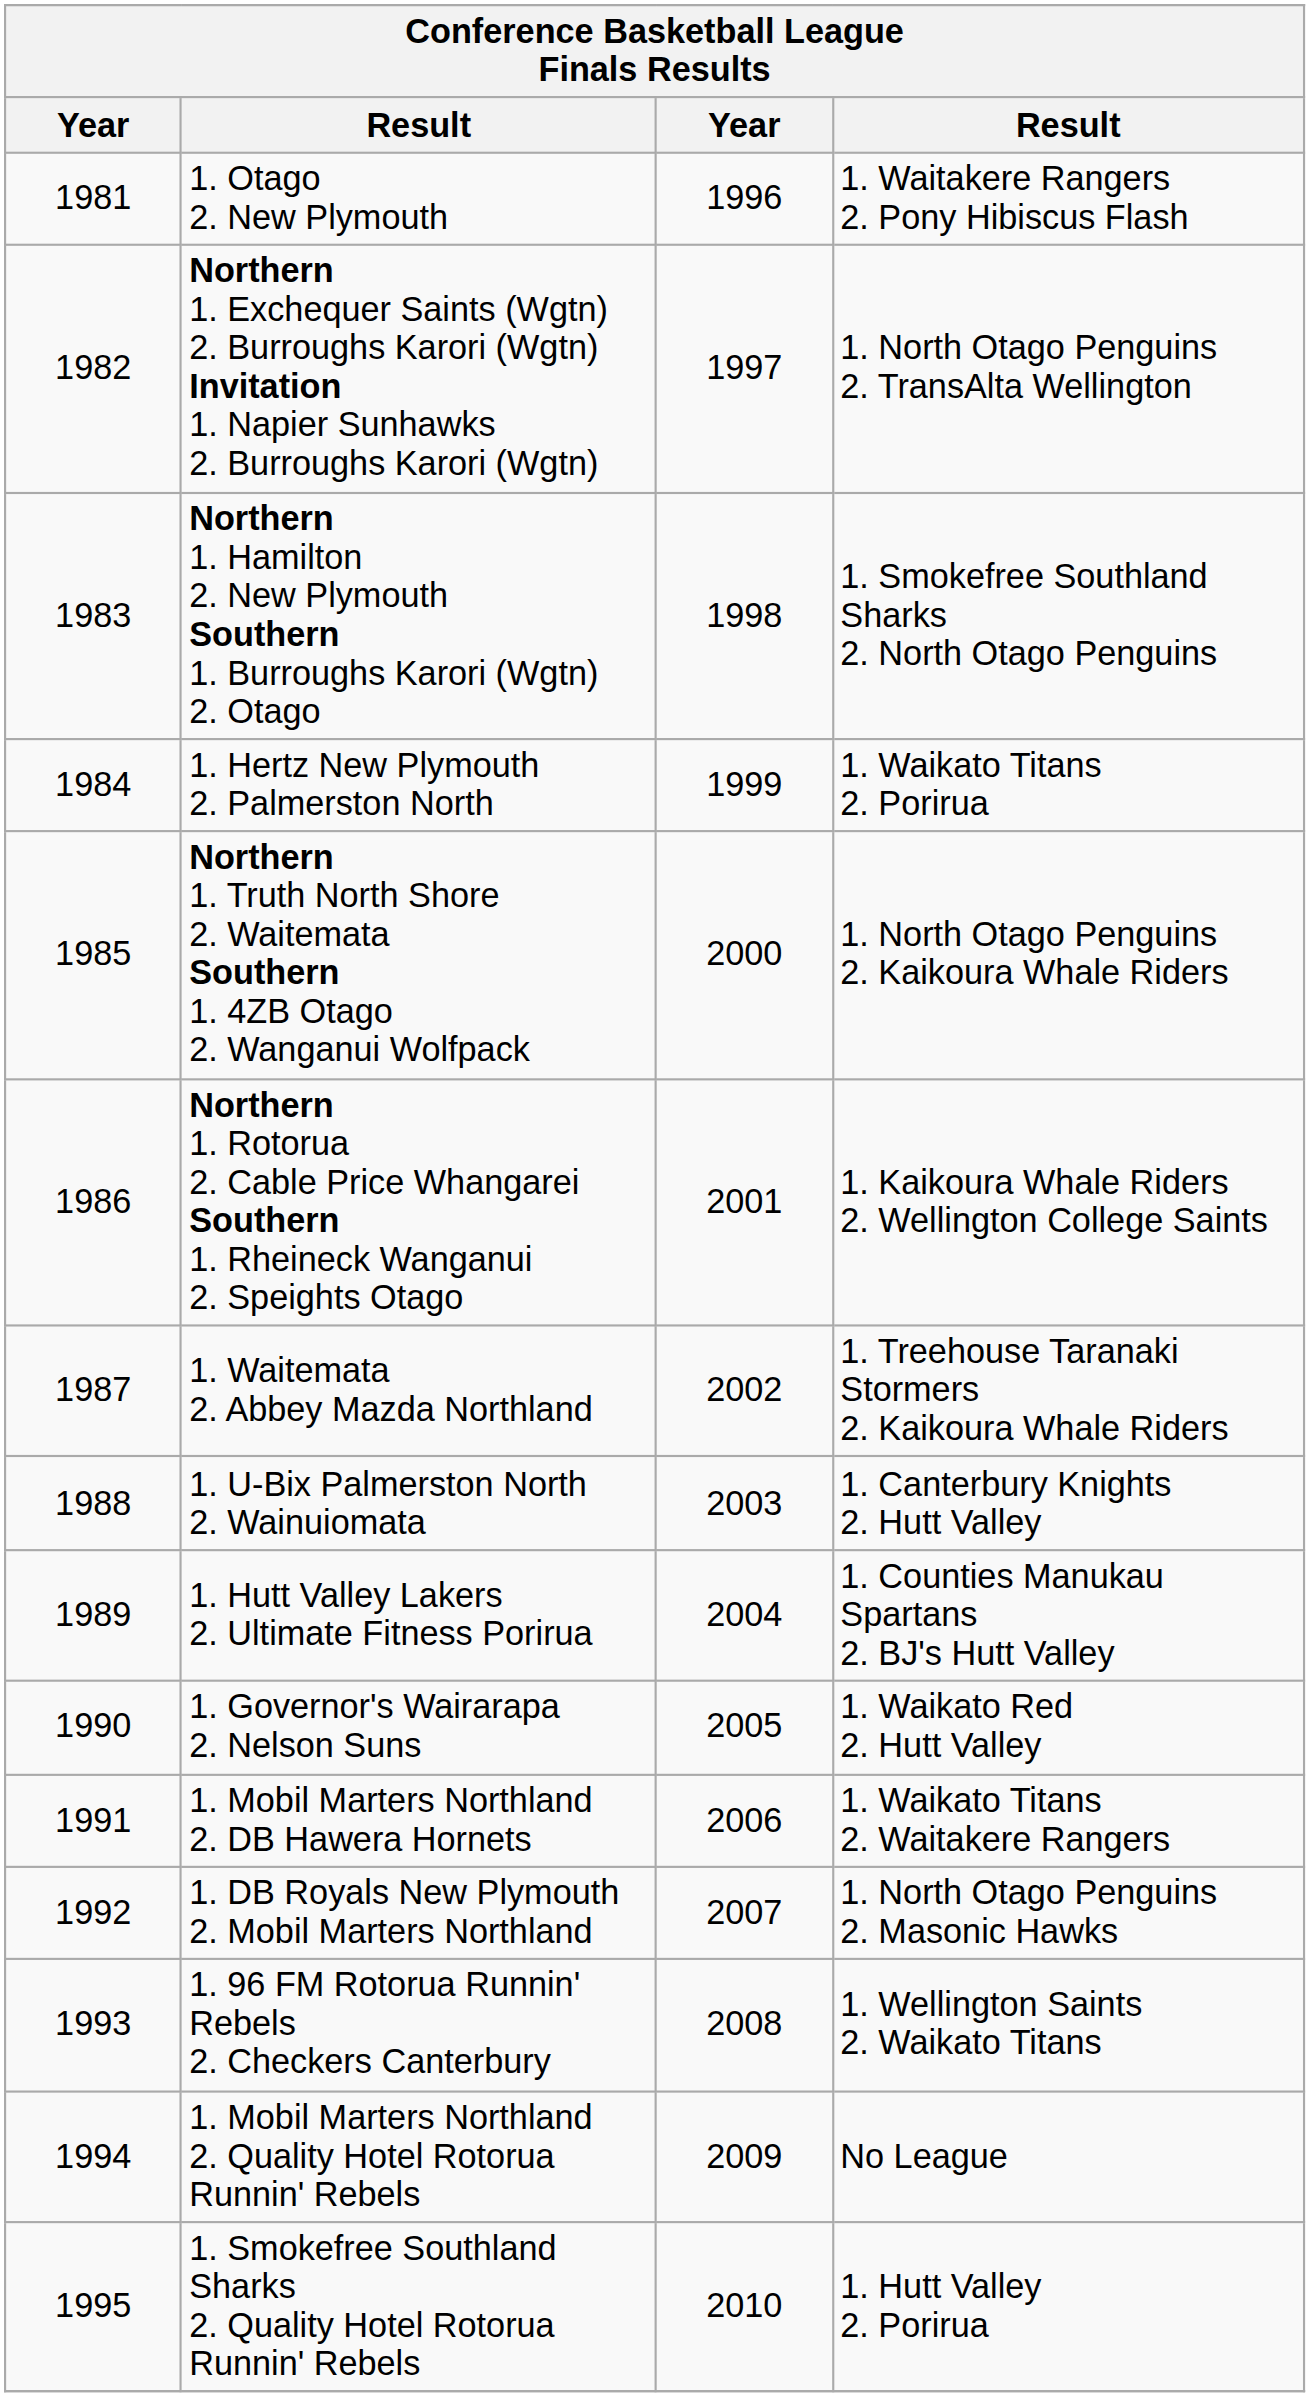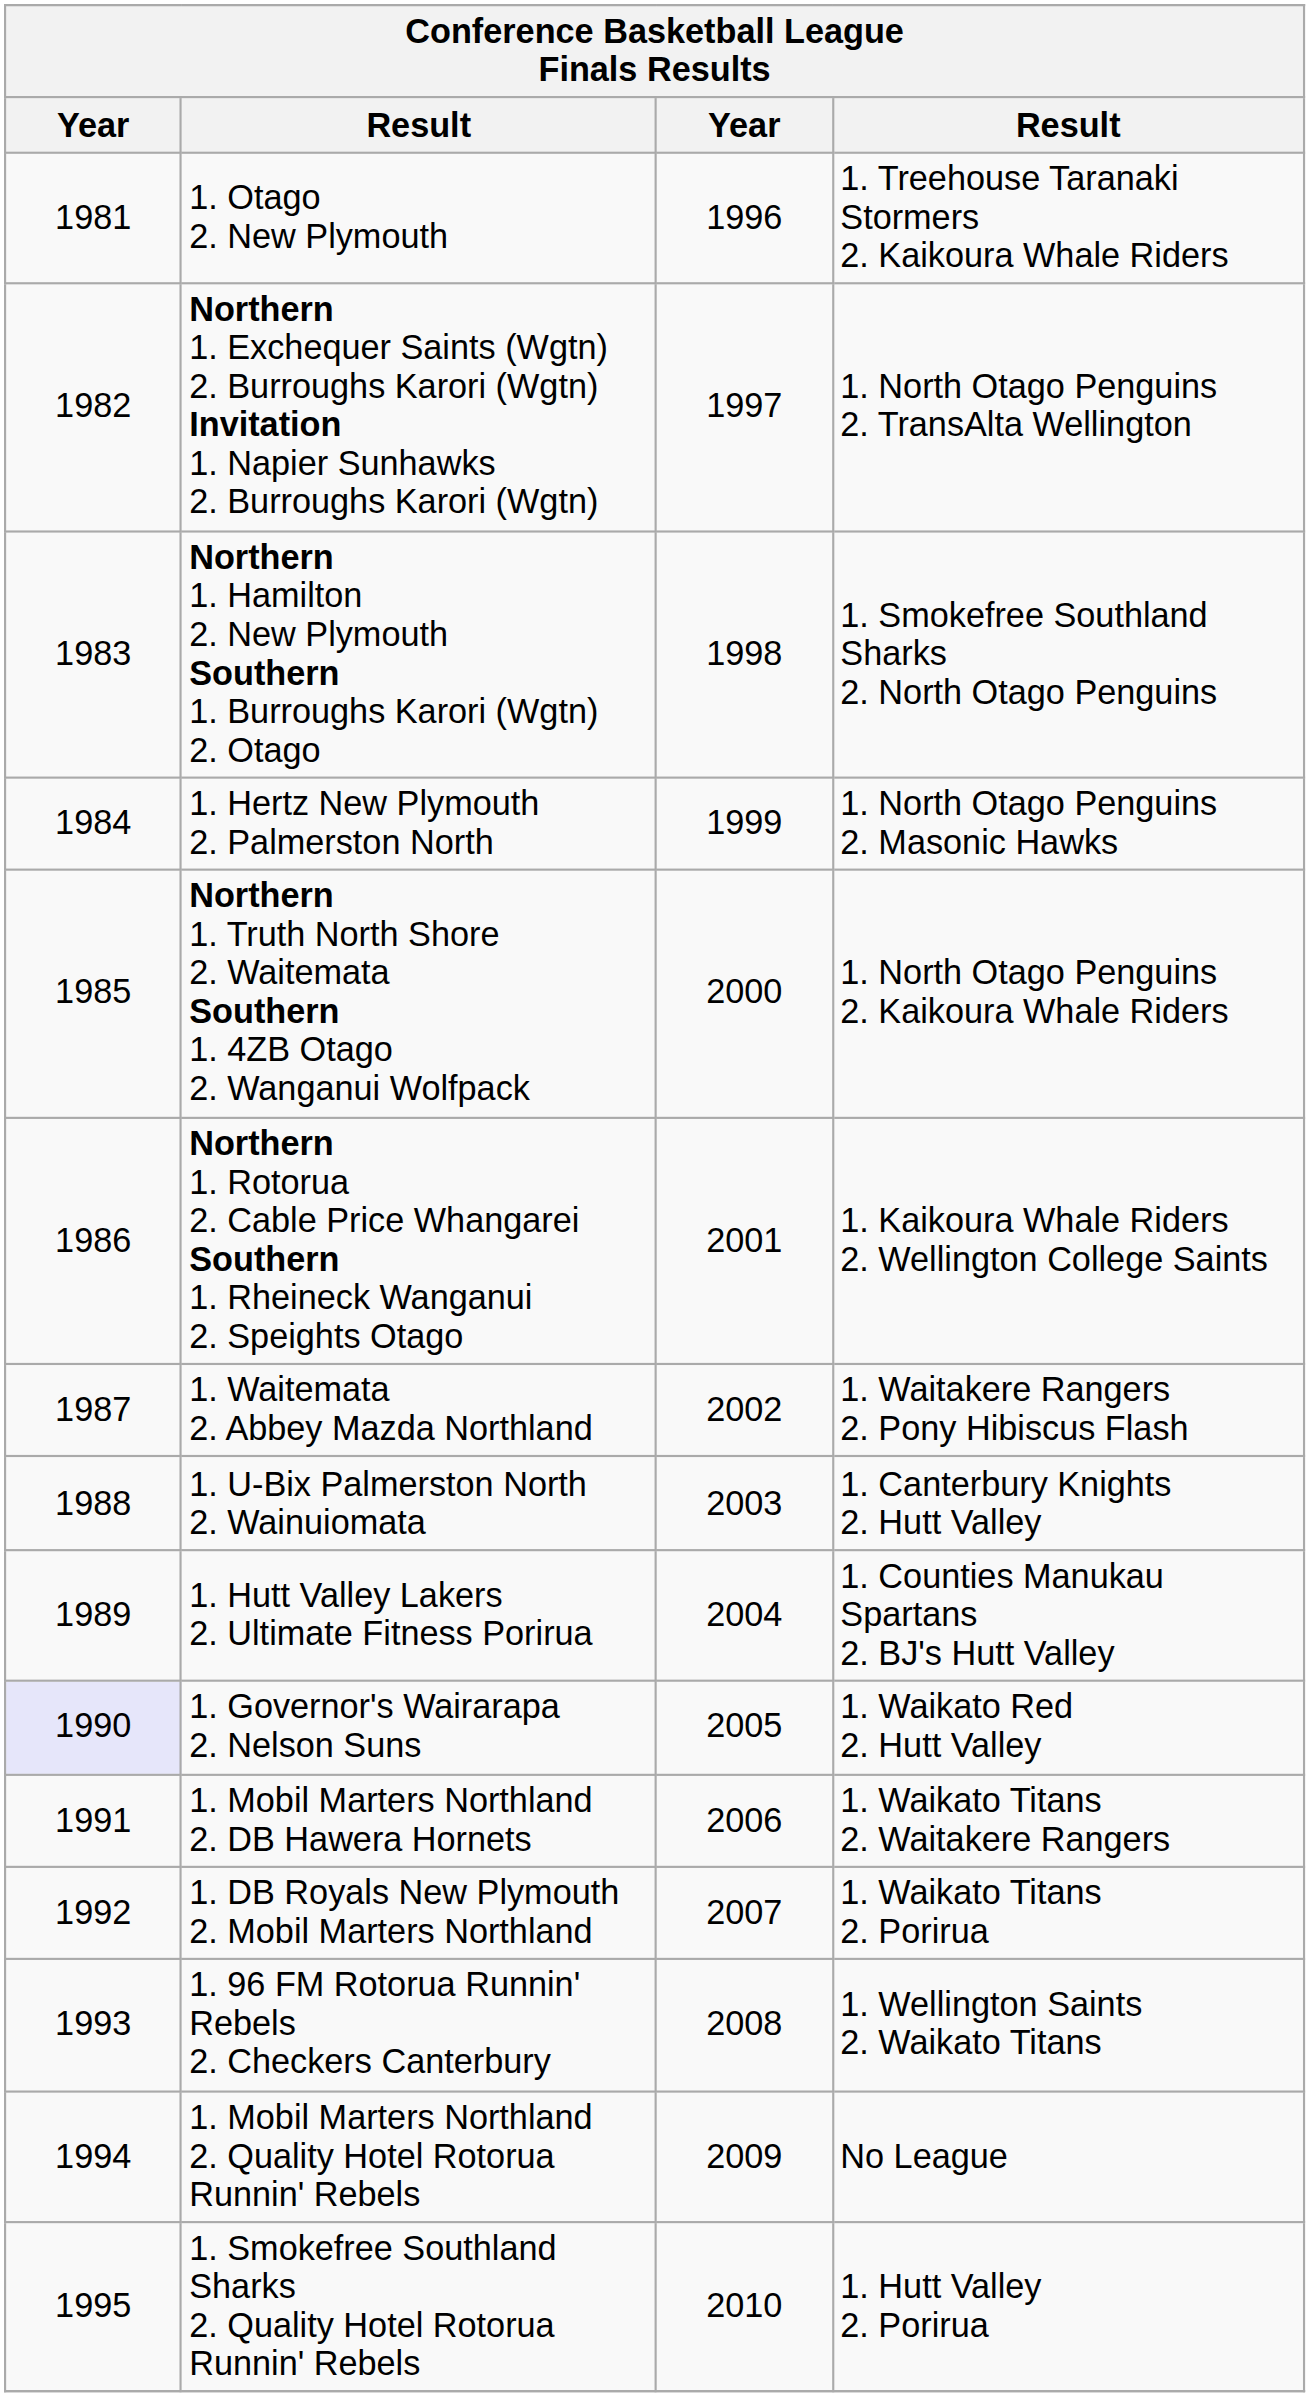(1014, 198) 1. Waitakere Rangers 2. Pony Hibiscus Flash -> (1034, 217) 1. Treehouse Taranaki Stormers 2. Kaikoura Whale Riders
(971, 784) 1. Waikato Titans 2. Porirua -> (1029, 823) 1. North Otago Penguins 2. Masonic Hawks
(1034, 1390) 1. Treehouse Taranaki Stormers 2. Kaikoura Whale Riders -> (1014, 1409) 1. Waitakere Rangers 2. Pony Hibiscus Flash
(93, 1726) no background -> (93, 1726) lavender background
(1029, 1912) 1. North Otago Penguins 2. Masonic Hawks -> (971, 1912) 1. Waikato Titans 2. Porirua
